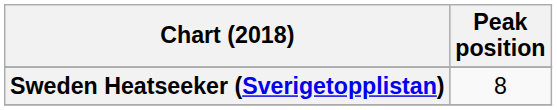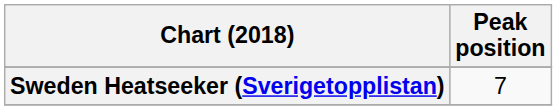(500, 85) 8 -> (500, 85) 7
